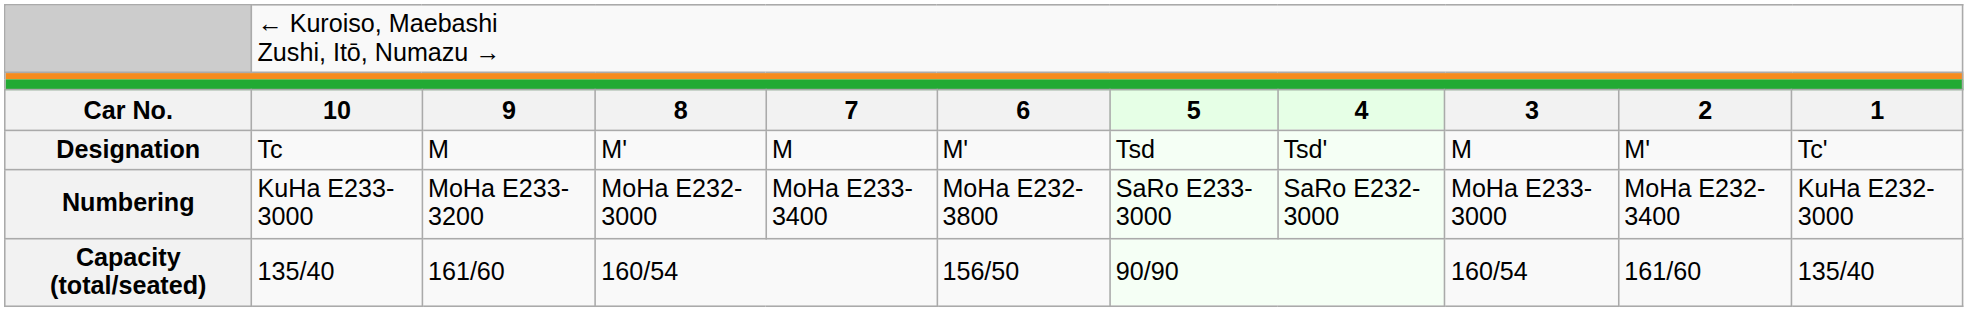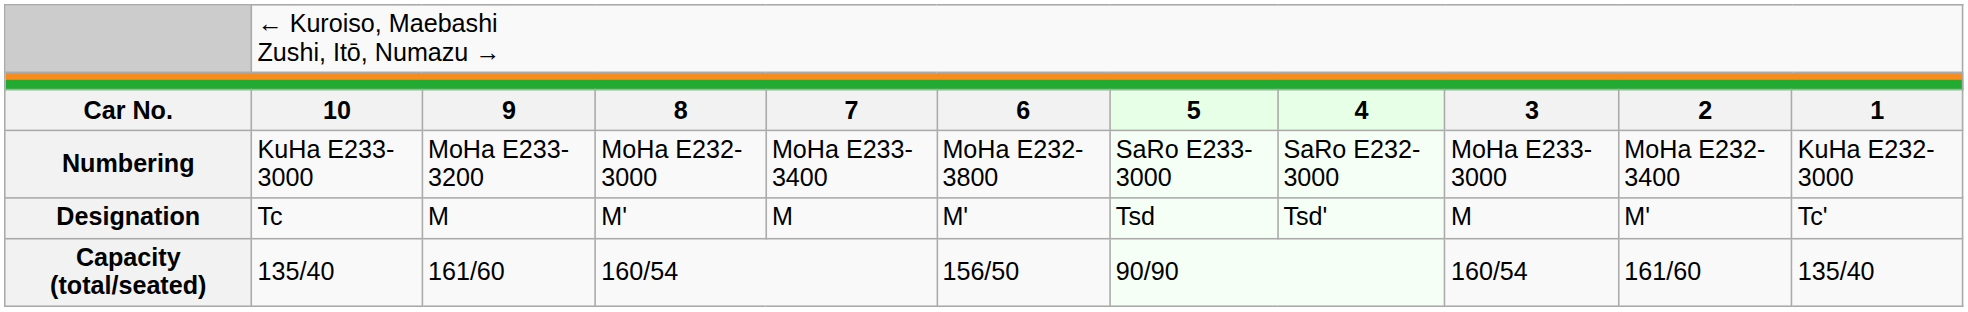rows swapped: (128, 149) <-> (128, 203)
